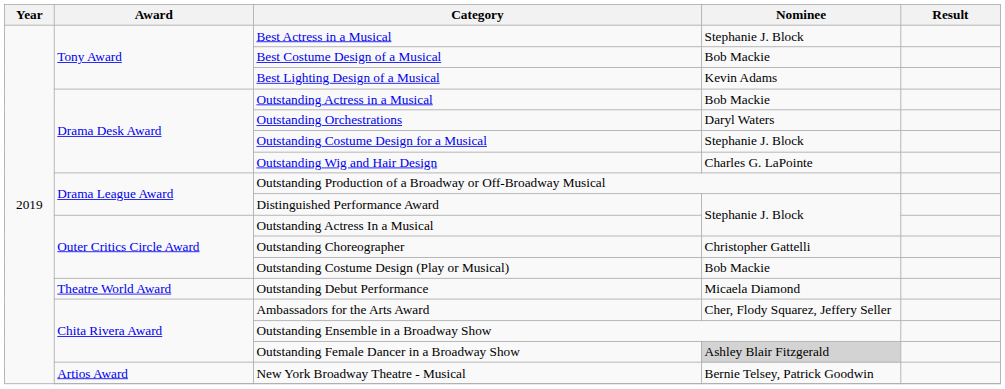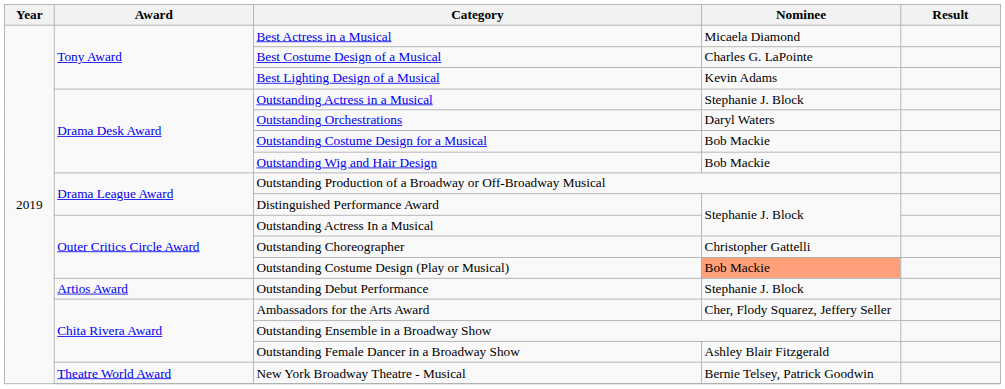(754, 36) Stephanie J. Block -> (752, 36) Micaela Diamond
(737, 57) Bob Mackie -> (759, 57) Charles G. LaPointe
(737, 99) Bob Mackie -> (754, 99) Stephanie J. Block
(754, 141) Stephanie J. Block -> (737, 141) Bob Mackie
(759, 162) Charles G. LaPointe -> (737, 162) Bob Mackie
(737, 267) no background -> (737, 267) lightsalmon background
(114, 288) Theatre World Award -> (93, 288) Artios Award
(752, 288) Micaela Diamond -> (754, 288) Stephanie J. Block
(767, 352) lightgrey background -> (767, 352) no background
(93, 373) Artios Award -> (114, 373) Theatre World Award
